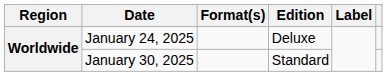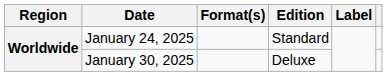(294, 37) Deluxe -> (300, 37) Standard
(300, 60) Standard -> (294, 60) Deluxe
